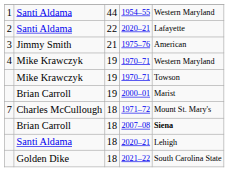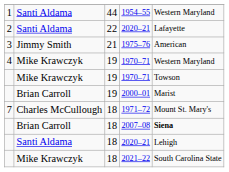(43, 158) Golden Dike -> (50, 158) Mike Krawczyk
